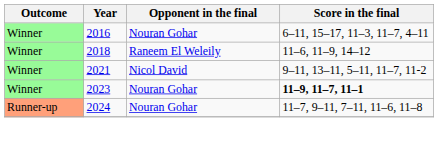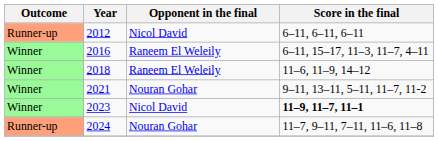+ row: (98, 32)
(163, 32) Nouran Gohar -> (175, 51) Raneem El Weleily
(158, 70) Nicol David -> (163, 88) Nouran Gohar
(163, 88) Nouran Gohar -> (158, 107) Nicol David
